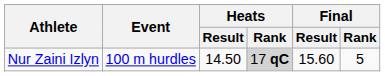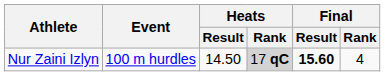(316, 60) normal -> (316, 60) bold
(360, 60) 5 -> (360, 60) 4
